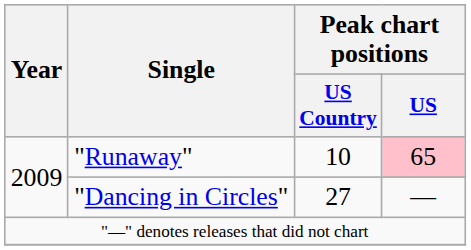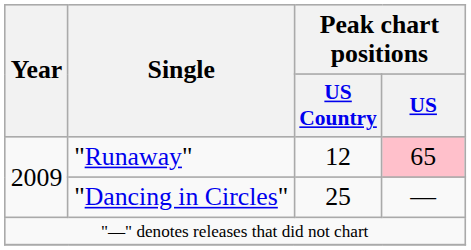(338, 156) 10 -> (338, 156) 12
(338, 197) 27 -> (338, 197) 25
